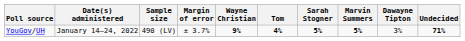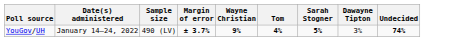- column: (358, 14)
(197, 31) normal -> (197, 31) bold
(439, 31) 71% -> (399, 31) 74%
